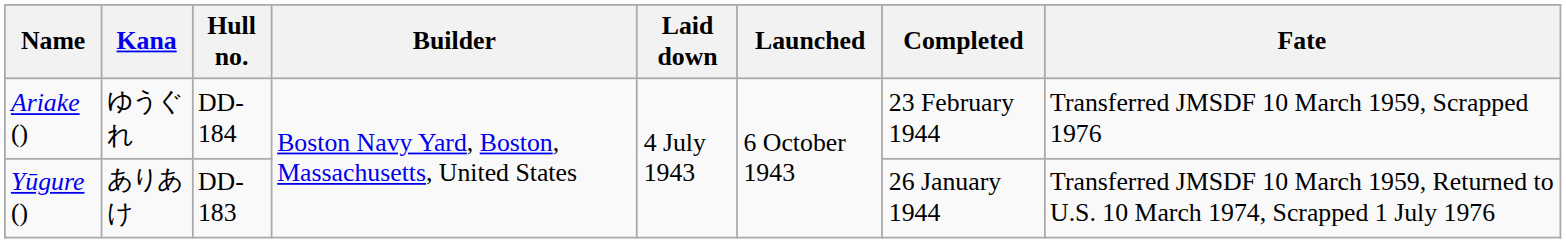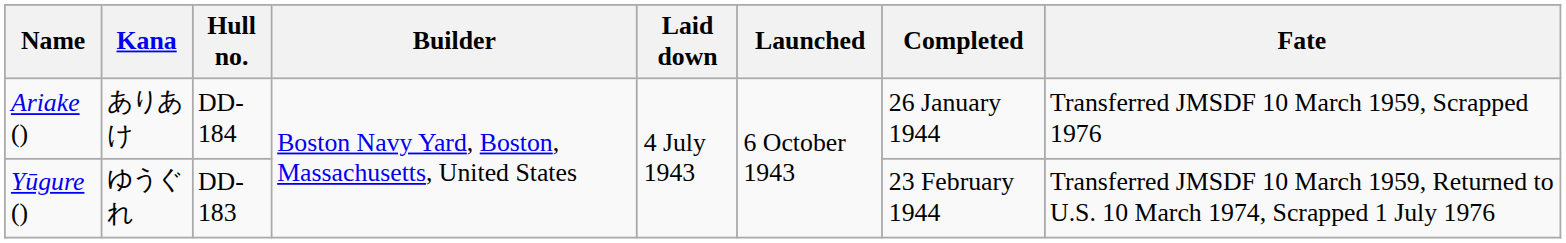(145, 117) ゆうぐれ -> (145, 117) ありあけ
(951, 117) 23 February 1944 -> (945, 117) 26 January 1944
(145, 197) ありあけ -> (145, 197) ゆうぐれ
(945, 197) 26 January 1944 -> (951, 197) 23 February 1944
